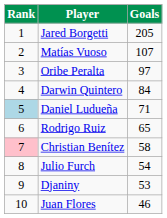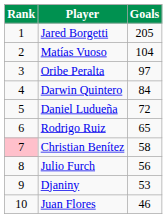(145, 52) 107 -> (145, 52) 104
(21, 109) lightblue background -> (21, 109) no background
(145, 109) 71 -> (145, 109) 72
(145, 166) 54 -> (145, 166) 56
